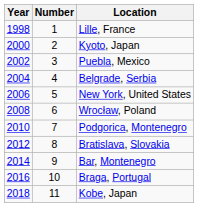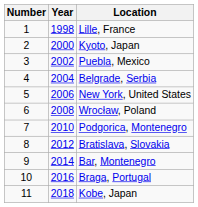columns swapped: (54, 12) <-> (18, 12)
